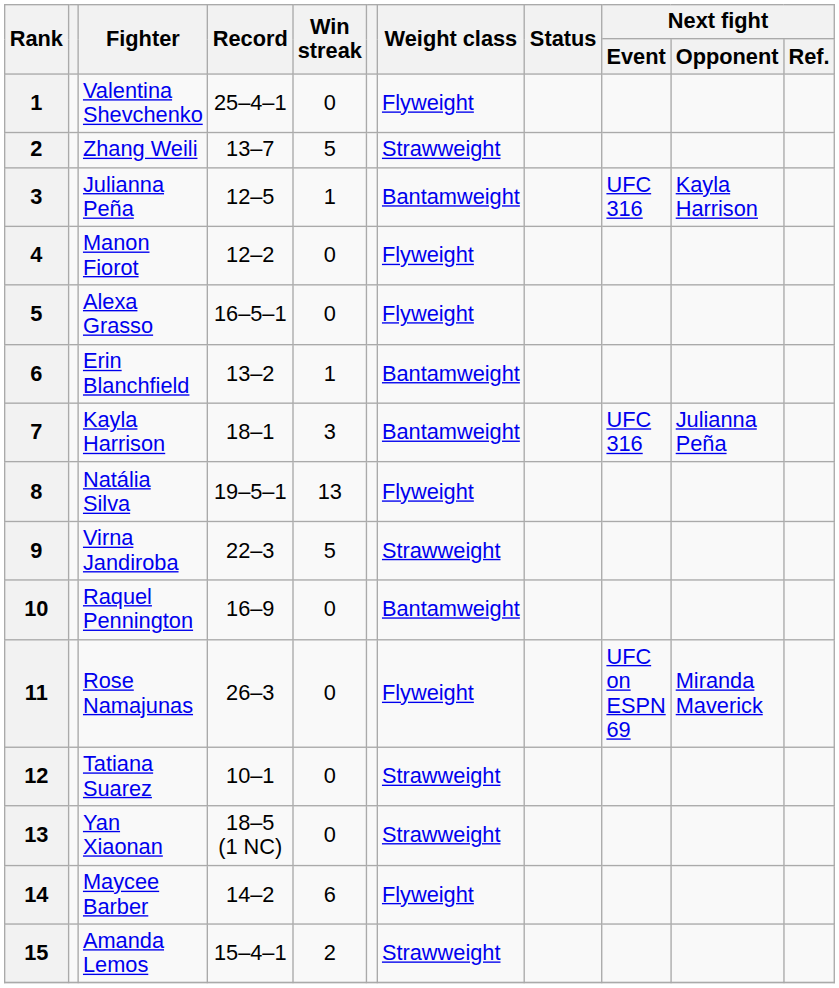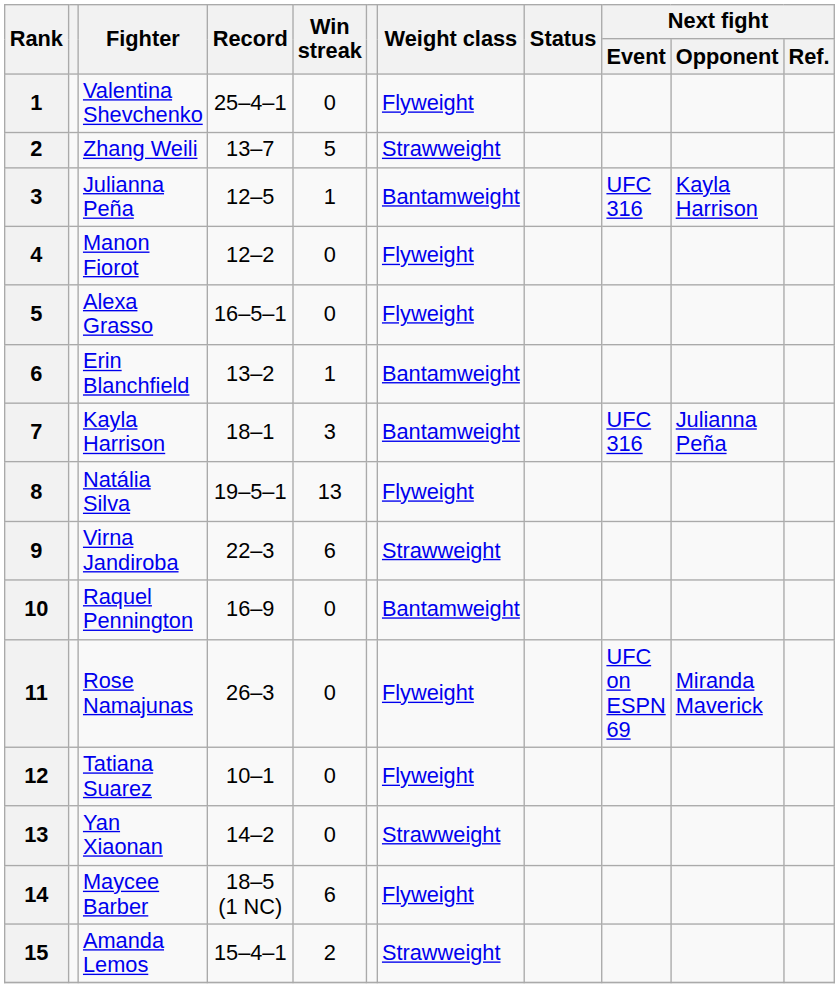(330, 550) 5 -> (330, 550) 6
(441, 776) Strawweight -> (428, 776) Flyweight
(250, 835) 18–5 (1 NC) -> (250, 835) 14–2
(250, 894) 14–2 -> (250, 894) 18–5 (1 NC)
